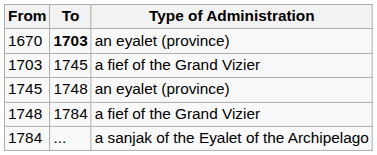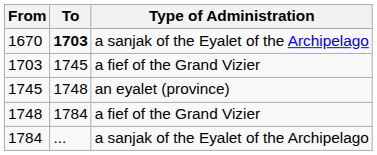(162, 41) an eyalet (province) -> (232, 41) a sanjak of the Eyalet of the Archipelago
